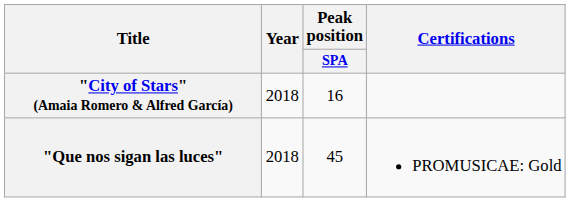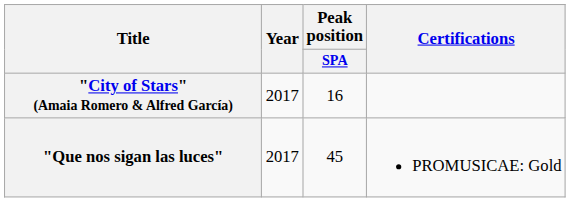(282, 95) 2018 -> (282, 95) 2017
(282, 157) 2018 -> (282, 157) 2017
